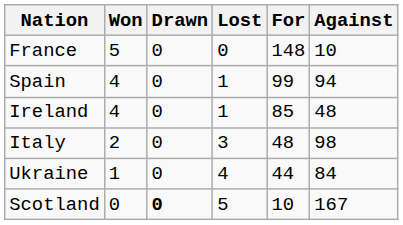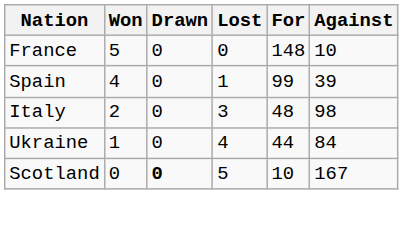(326, 82) 94 -> (326, 82) 39
- row: (49, 112)
